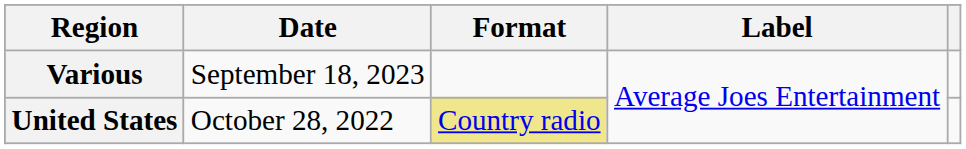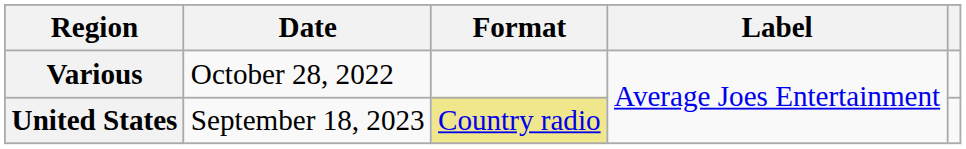(308, 73) September 18, 2023 -> (292, 73) October 28, 2022
(292, 119) October 28, 2022 -> (308, 119) September 18, 2023
